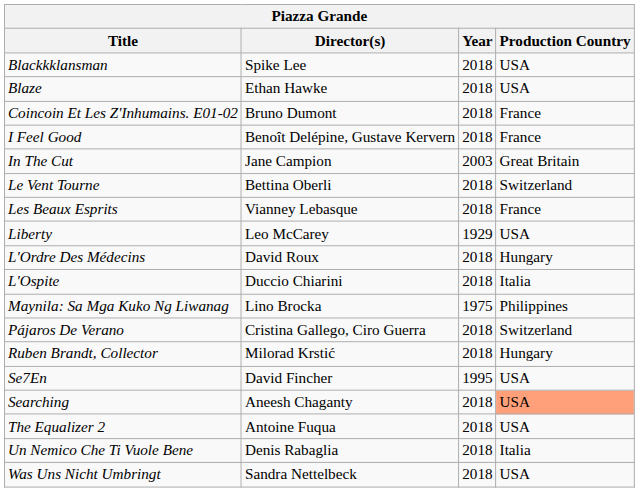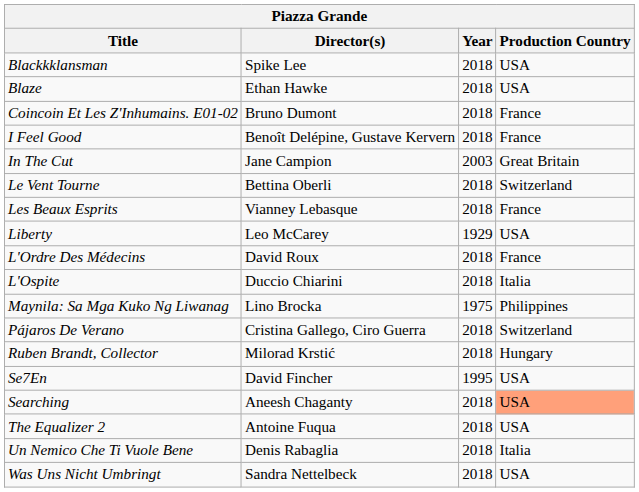(526, 257) Hungary -> (520, 257) France
